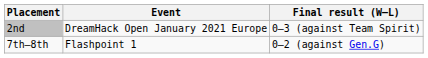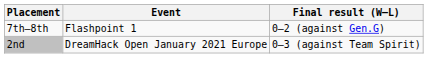rows swapped: (28, 45) <-> (16, 29)
